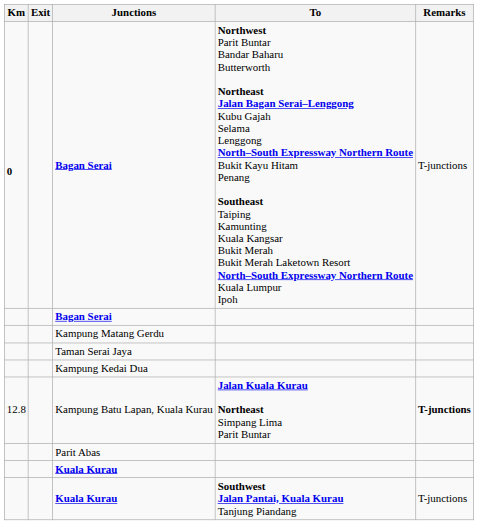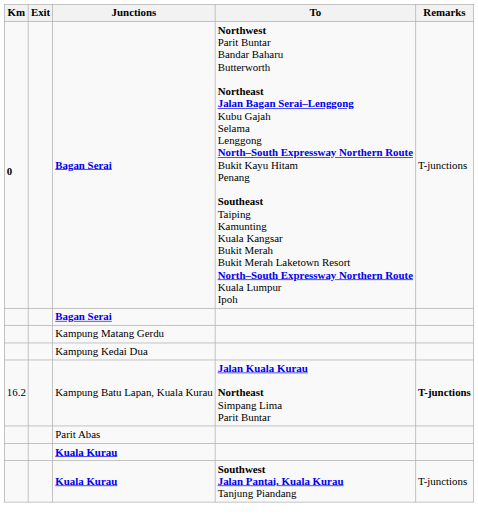- row: (94, 351)
(16, 410) 12.8 -> (16, 393) 16.2
